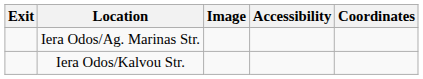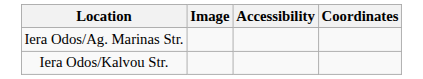- column: (21, 16)
